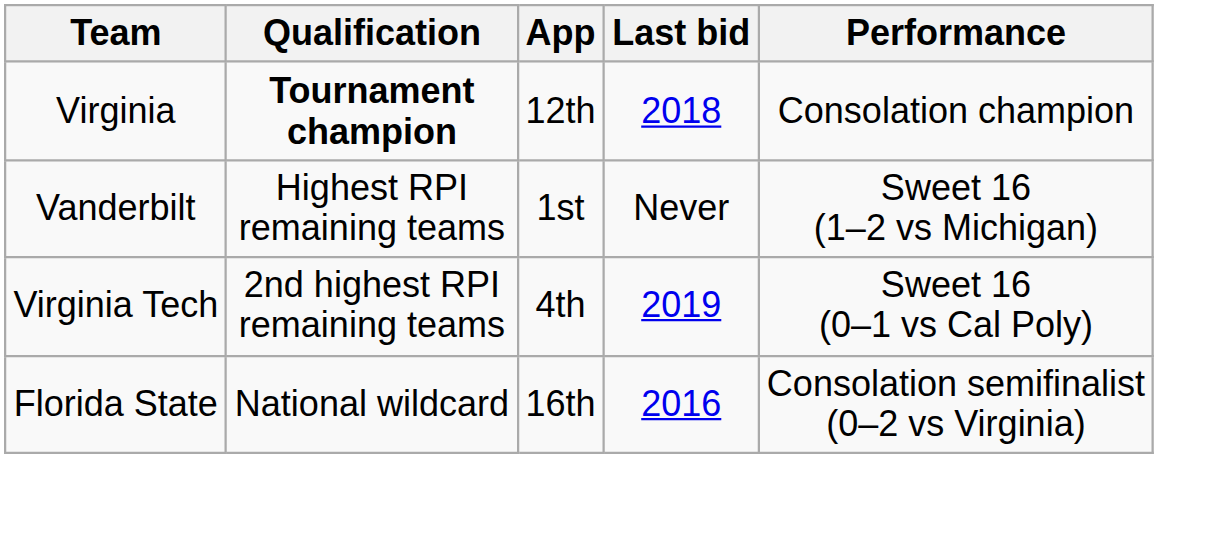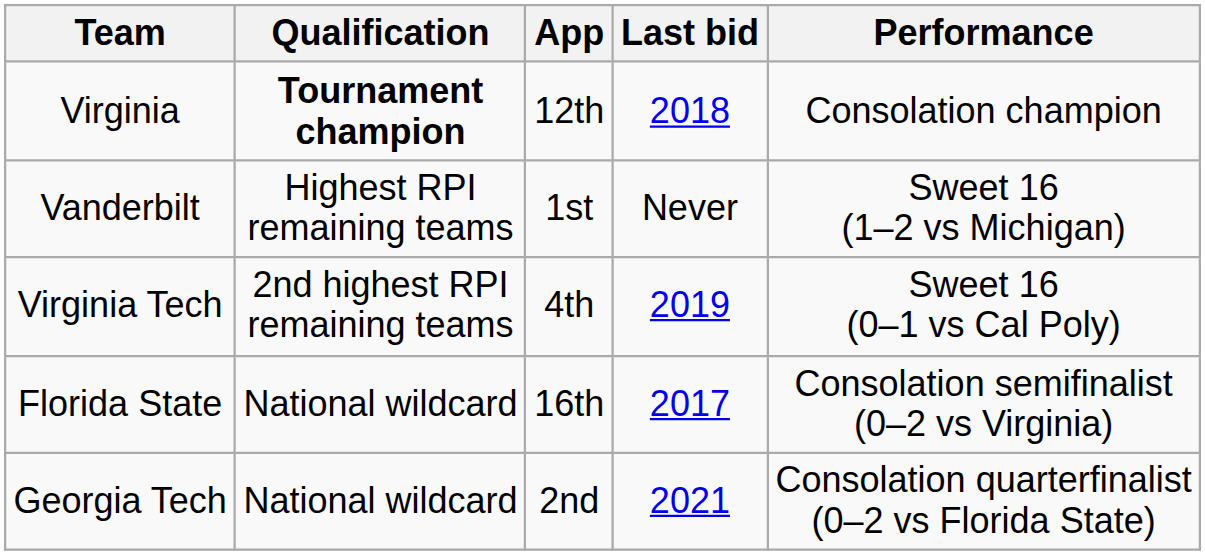(681, 403) 2016 -> (690, 403) 2017
+ row: (120, 500)
